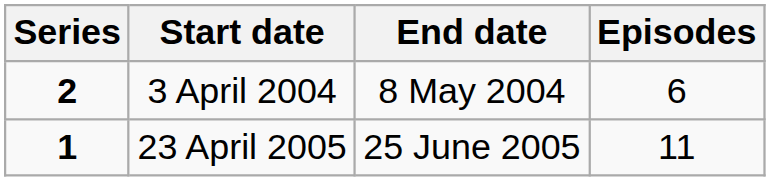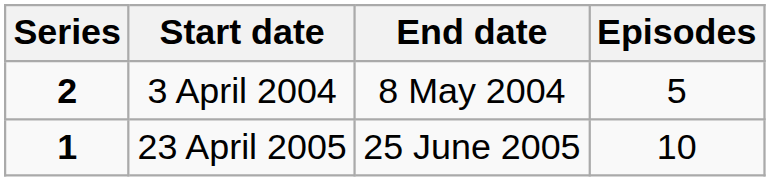(677, 89) 6 -> (677, 89) 5
(677, 146) 11 -> (677, 146) 10
